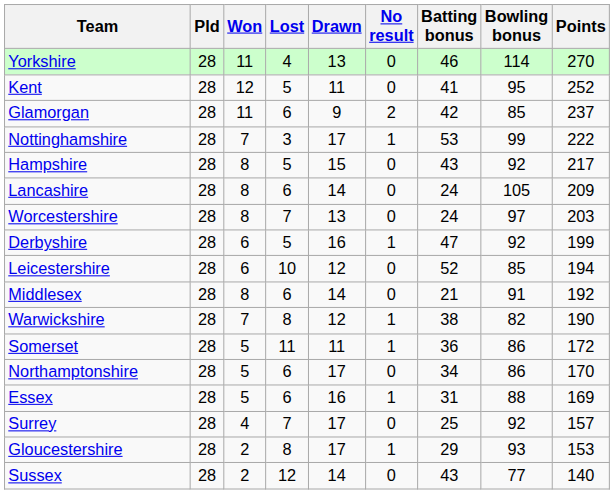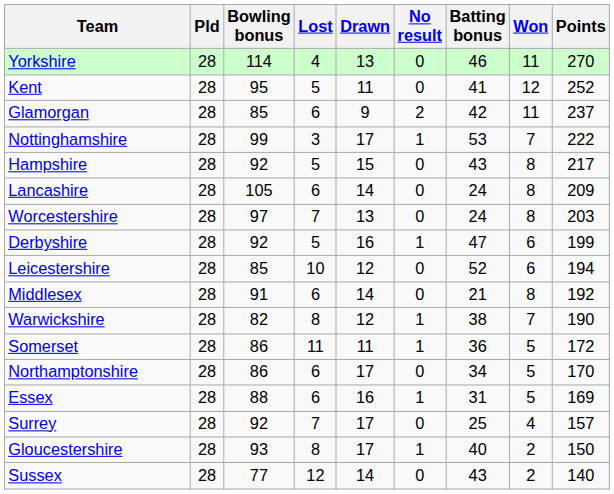columns swapped: (245, 26) <-> (517, 26)
(449, 449) 29 -> (478, 449) 40
(581, 449) 153 -> (581, 449) 150
